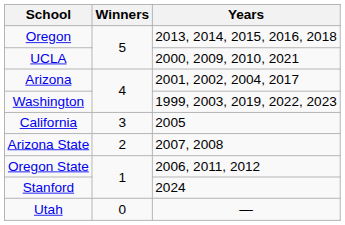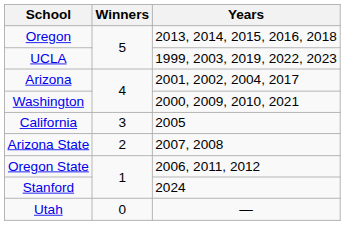(227, 58) 2000, 2009, 2010, 2021 -> (246, 58) 1999, 2003, 2019, 2022, 2023
(246, 101) 1999, 2003, 2019, 2022, 2023 -> (227, 101) 2000, 2009, 2010, 2021
